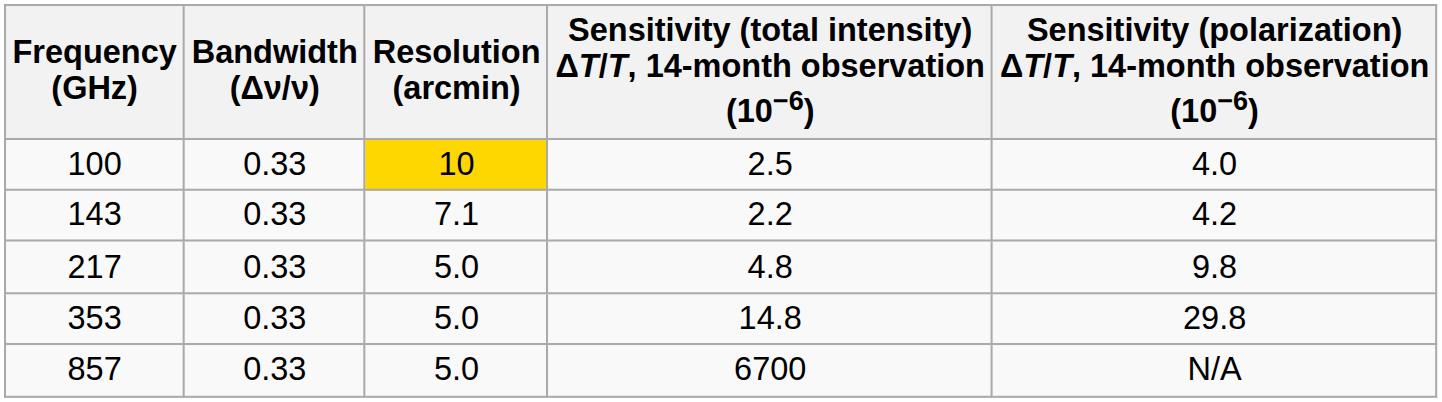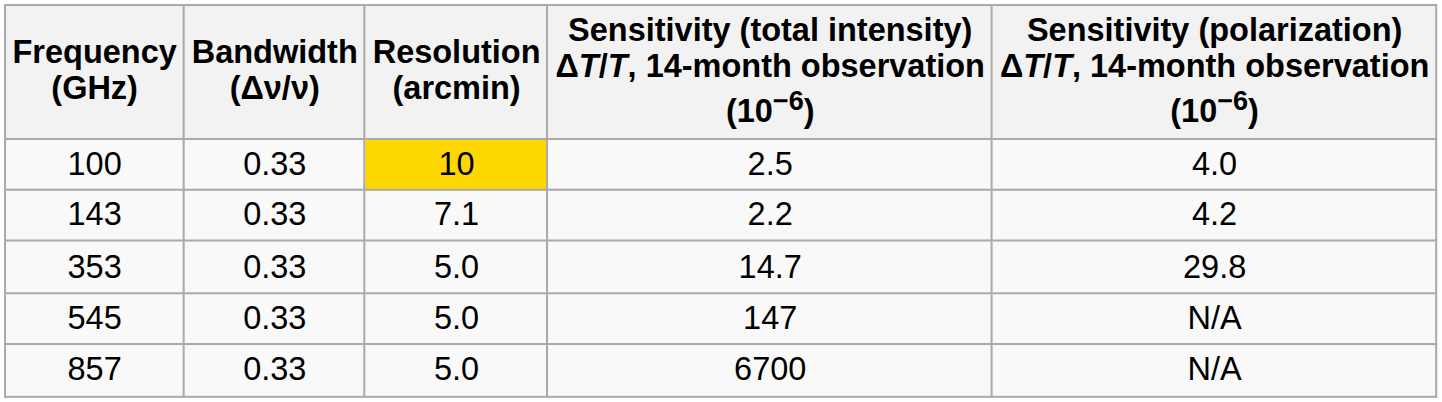- row: (95, 266)
(770, 318) 14.8 -> (770, 266) 14.7
+ row: (95, 318)
